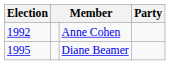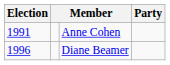(19, 32) 1992 -> (19, 32) 1991
(19, 50) 1995 -> (19, 50) 1996
